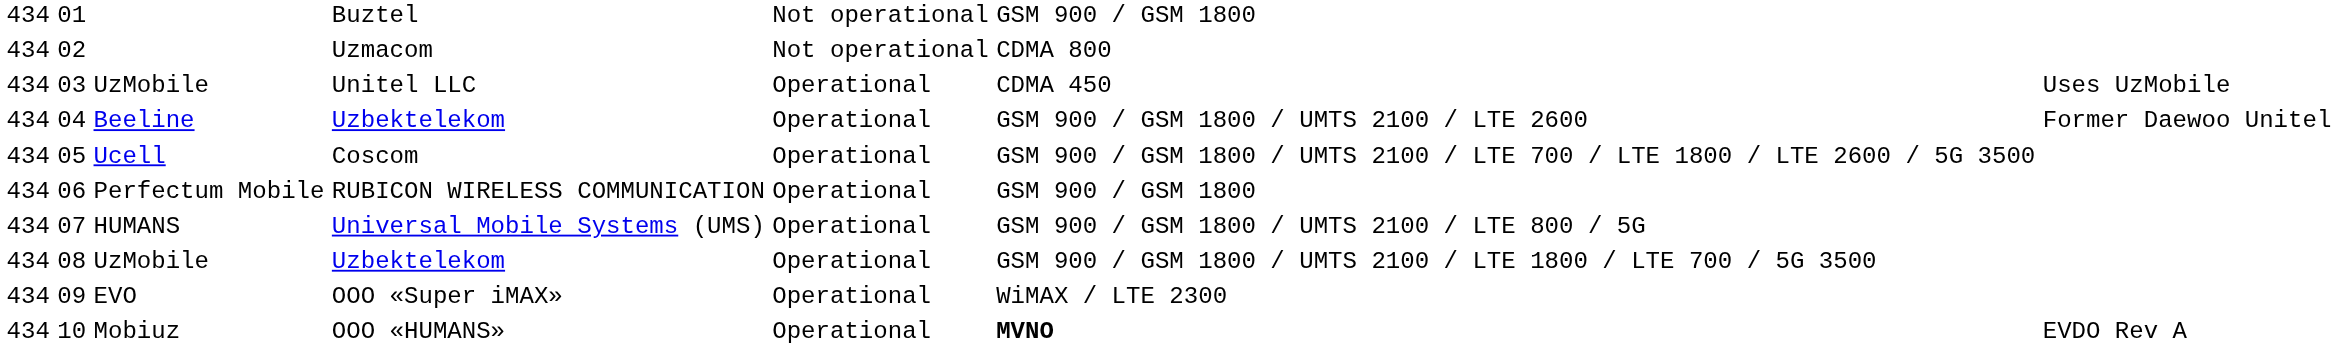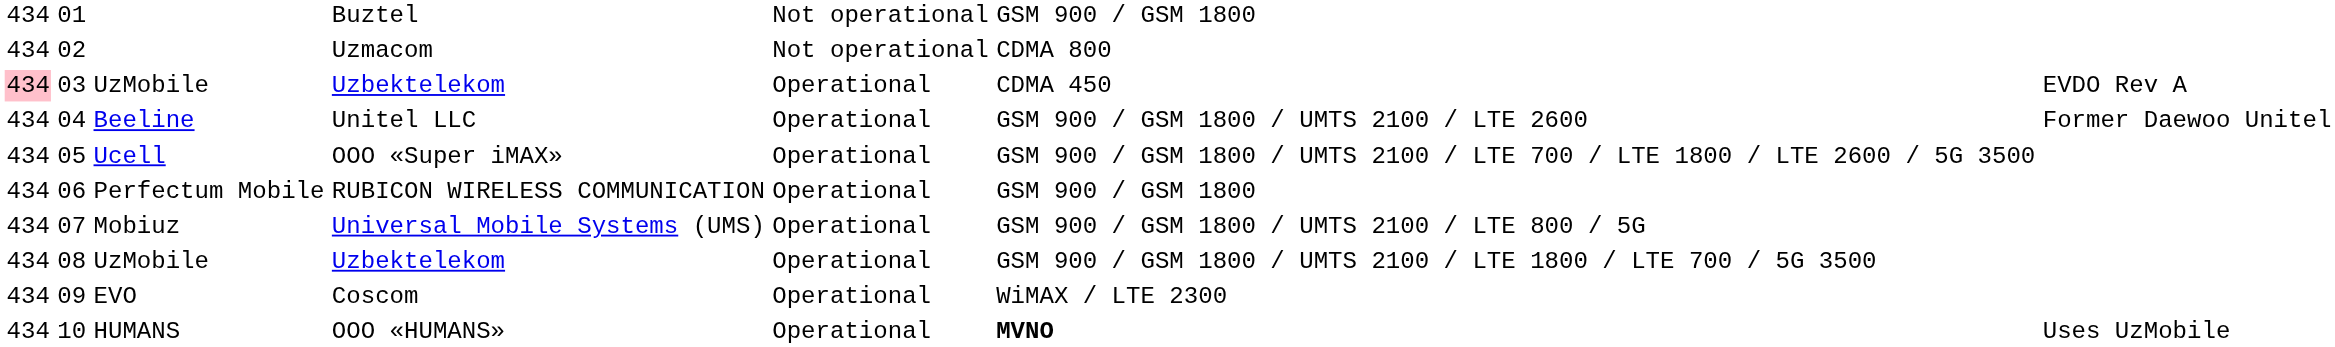(28, 86) no background -> (28, 86) pink background
(404, 86) Unitel LLC -> (418, 86) Uzbektelekom
(2137, 86) Uses UzMobile -> (2115, 86) EVDO Rev A
(418, 121) Uzbektelekom -> (404, 121) Unitel LLC
(375, 156) Coscom -> (447, 156) OOO «Super iMAX»
(137, 226) HUMANS -> (137, 226) Mobiuz
(447, 297) OOO «Super iMAX» -> (375, 297) Coscom
(137, 332) Mobiuz -> (137, 332) HUMANS
(2115, 332) EVDO Rev A -> (2137, 332) Uses UzMobile
